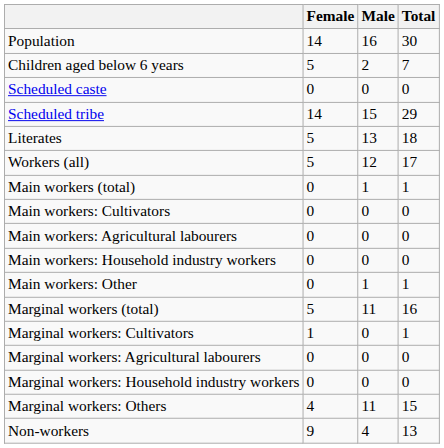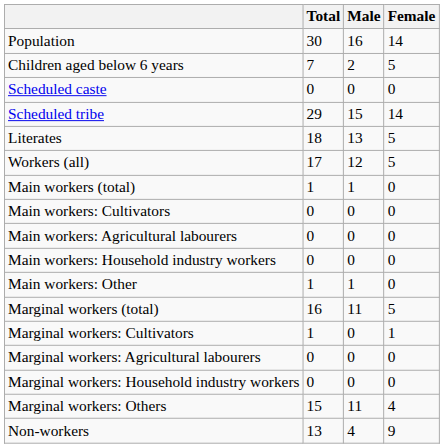columns swapped: (419, 16) <-> (330, 16)
